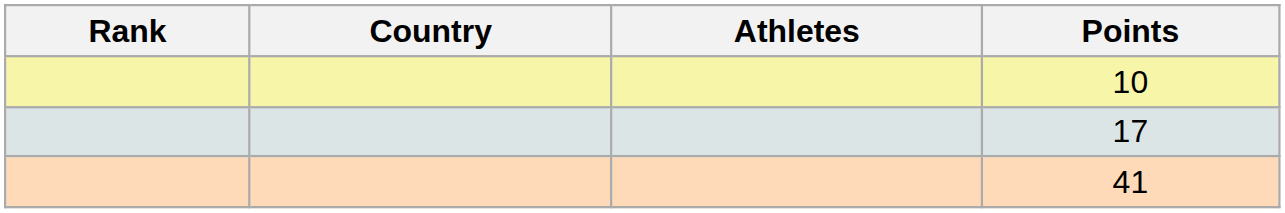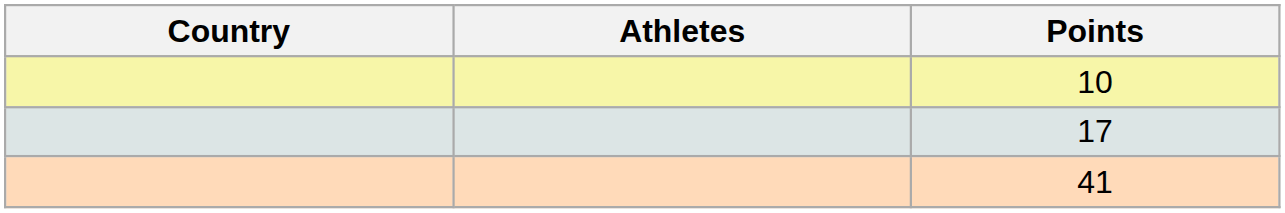- column: (128, 31)
